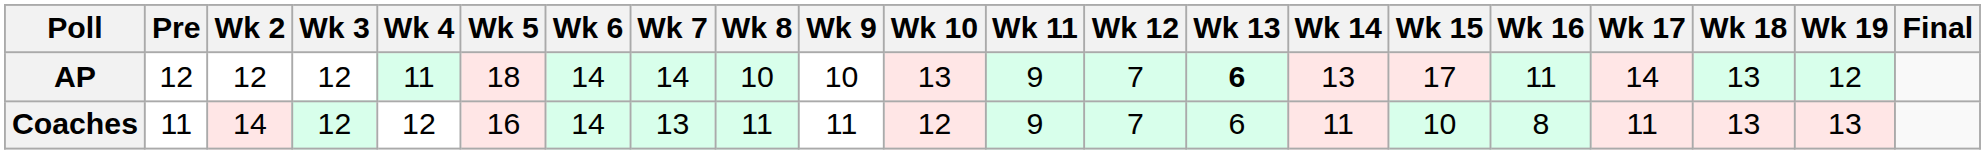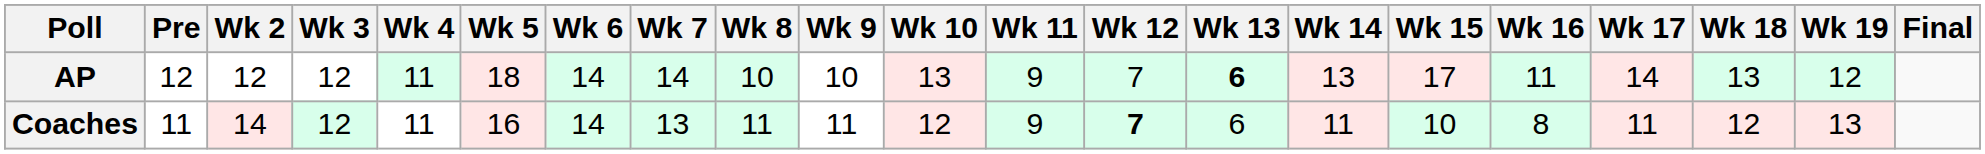(419, 124) 12 -> (419, 124) 11
(1135, 124) normal -> (1135, 124) bold
(1744, 124) 13 -> (1744, 124) 12
